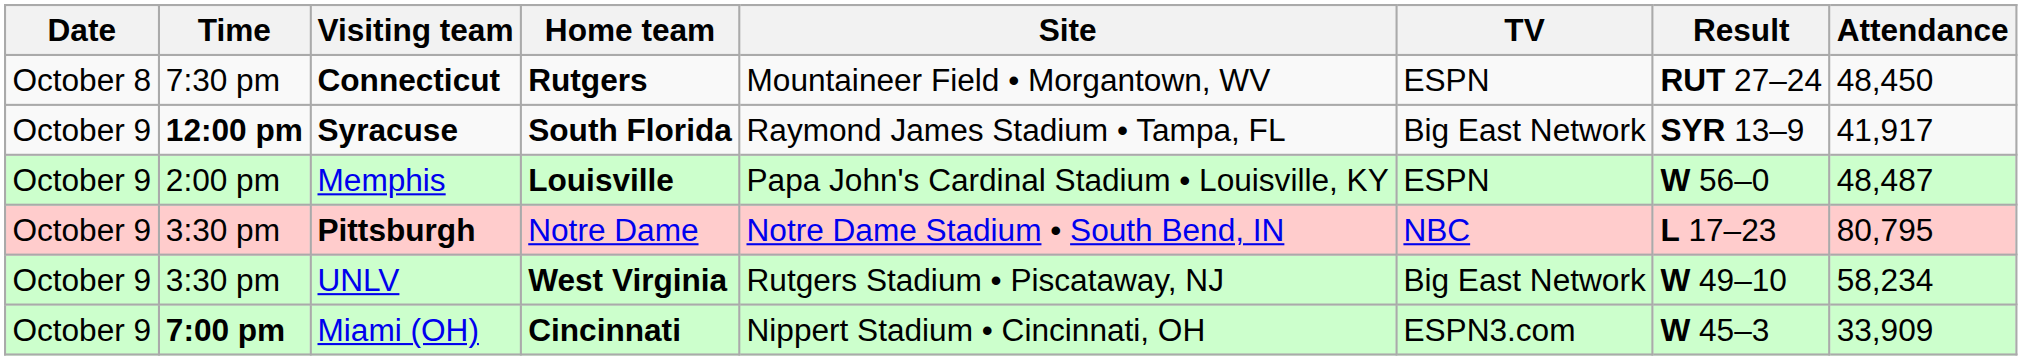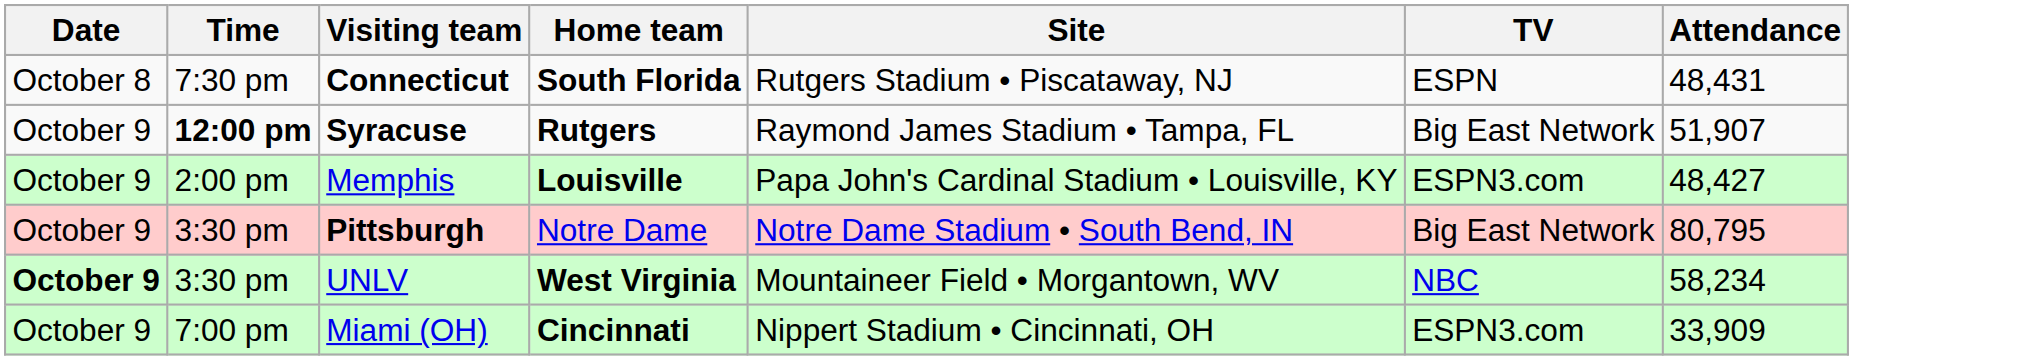- column: (1741, 30)
(588, 80) Rutgers -> (639, 80) South Florida
(1008, 80) Mountaineer Field • Morgantown, WV -> (994, 80) Rutgers Stadium • Piscataway, NJ
(1885, 80) 48,450 -> (1717, 80) 48,431
(630, 130) South Florida -> (597, 130) Rutgers
(1885, 130) 41,917 -> (1717, 130) 51,907
(1446, 180) ESPN -> (1498, 180) ESPN3.com
(1885, 180) 48,487 -> (1717, 180) 48,427
(1437, 230) NBC -> (1533, 230) Big East Network
(82, 281) normal -> (86, 281) bold
(985, 281) Rutgers Stadium • Piscataway, NJ -> (1017, 281) Mountaineer Field • Morgantown, WV
(1525, 281) Big East Network -> (1446, 281) NBC
(226, 331) bold -> (232, 331) normal
